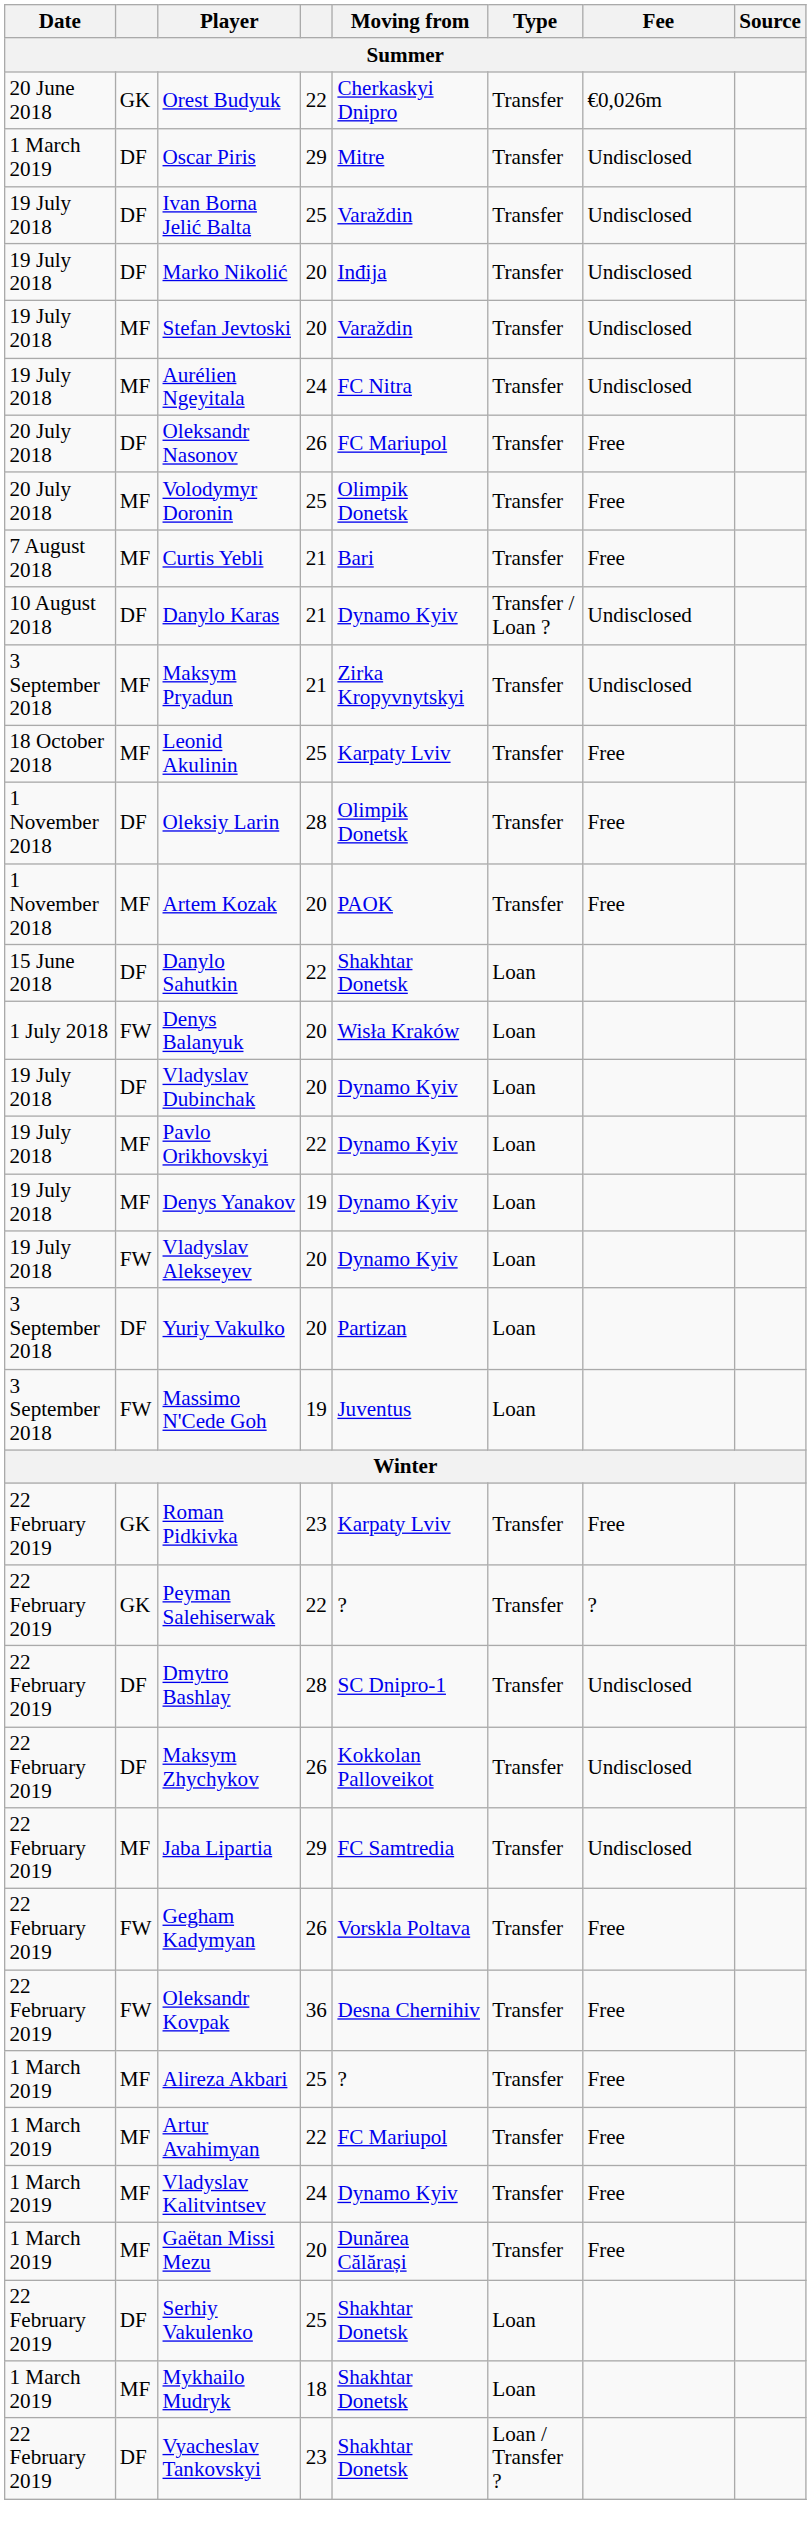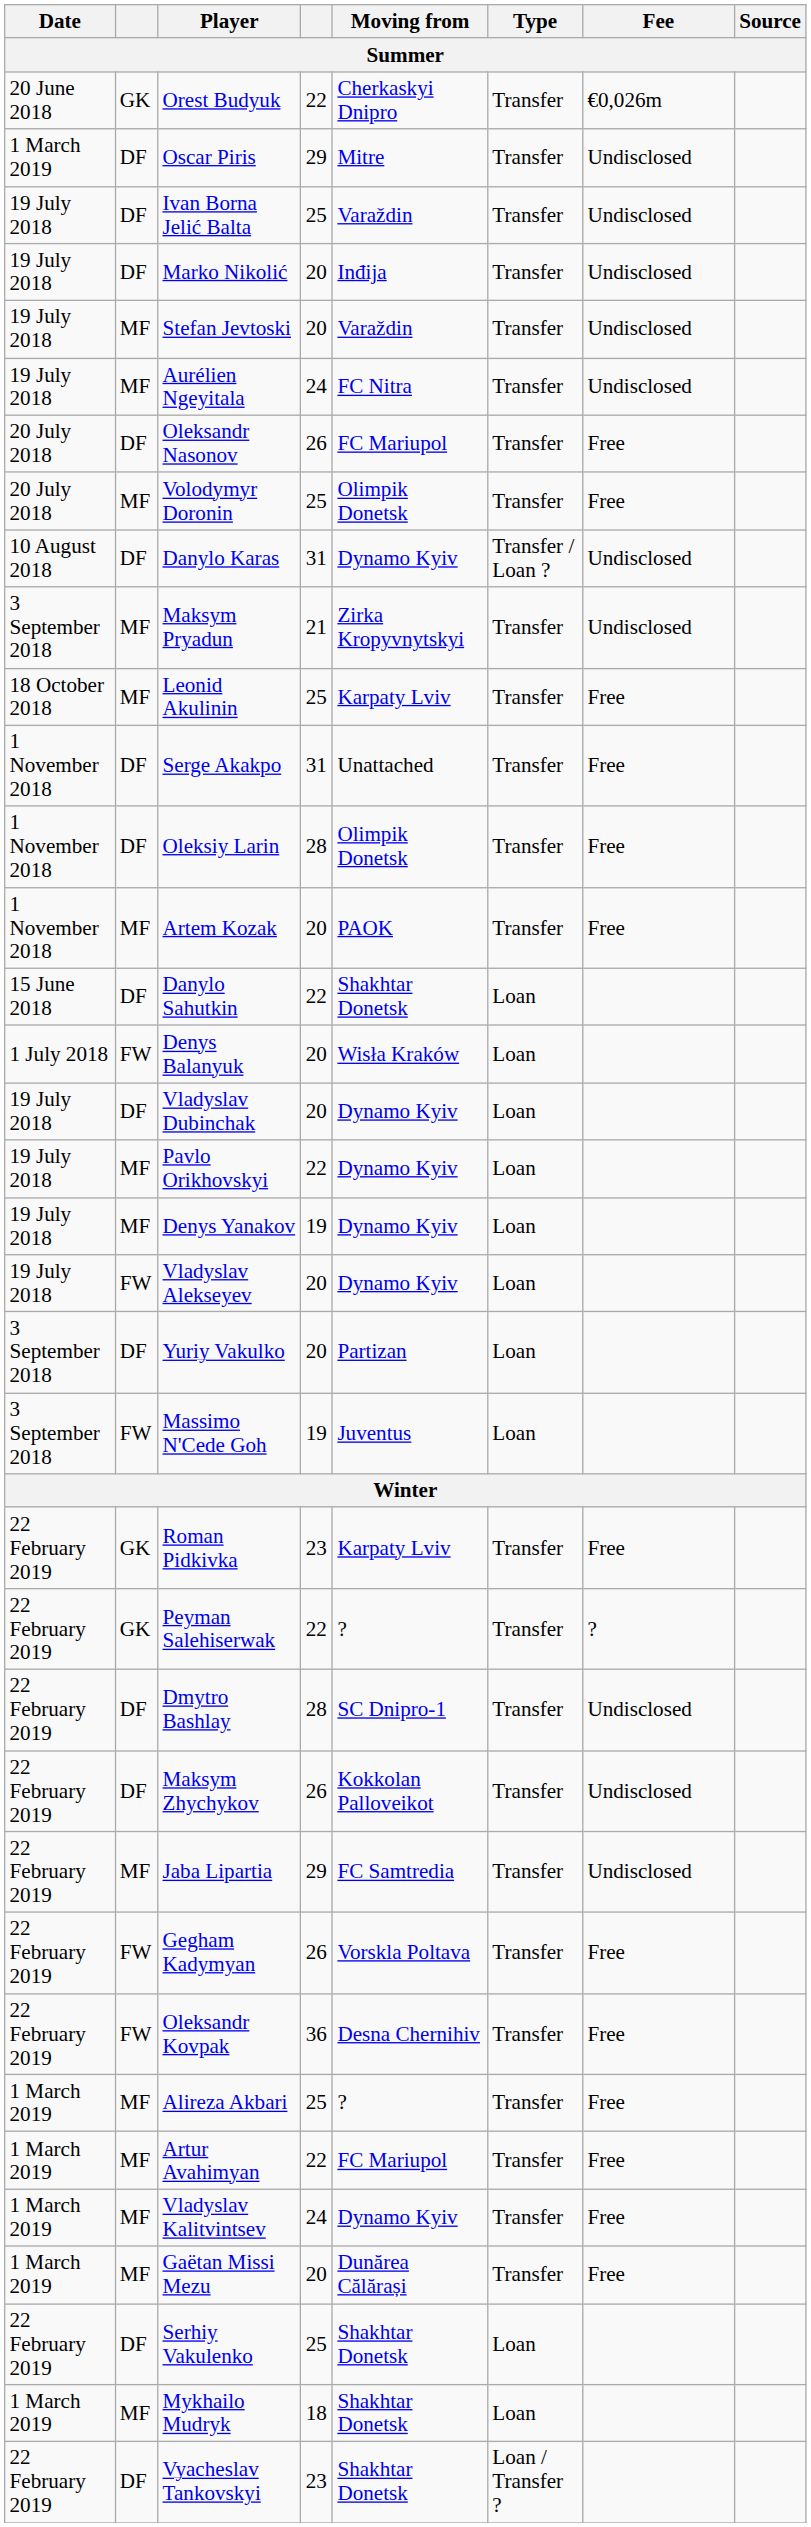- row: (213, 558)
(316, 615) 21 -> (316, 558) 31
+ row: (222, 765)
